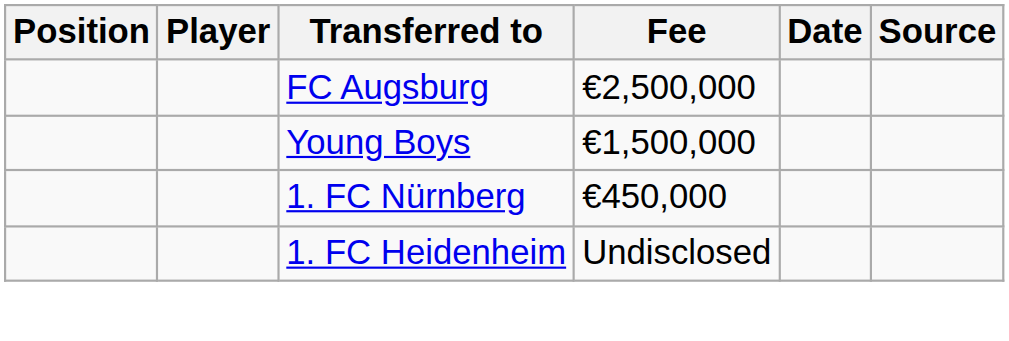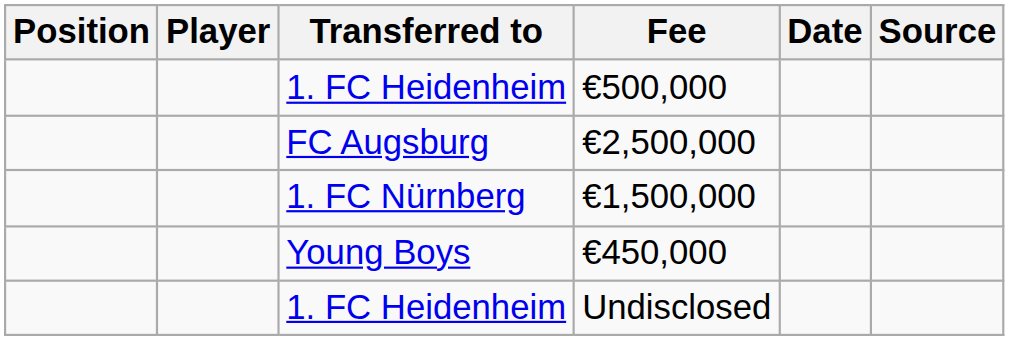+ row: (655, 87)
(378, 142) Young Boys -> (406, 197) 1. FC Nürnberg
(406, 197) 1. FC Nürnberg -> (378, 252) Young Boys
